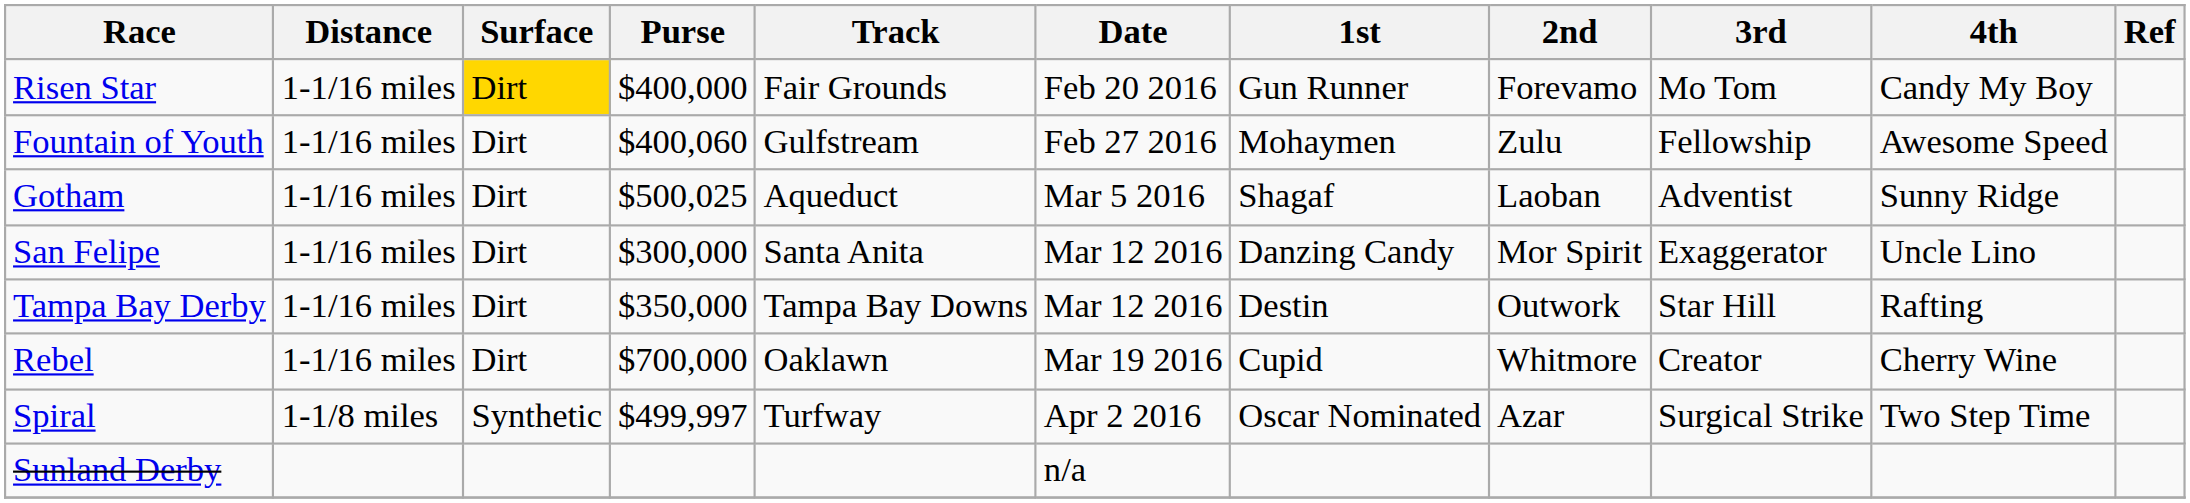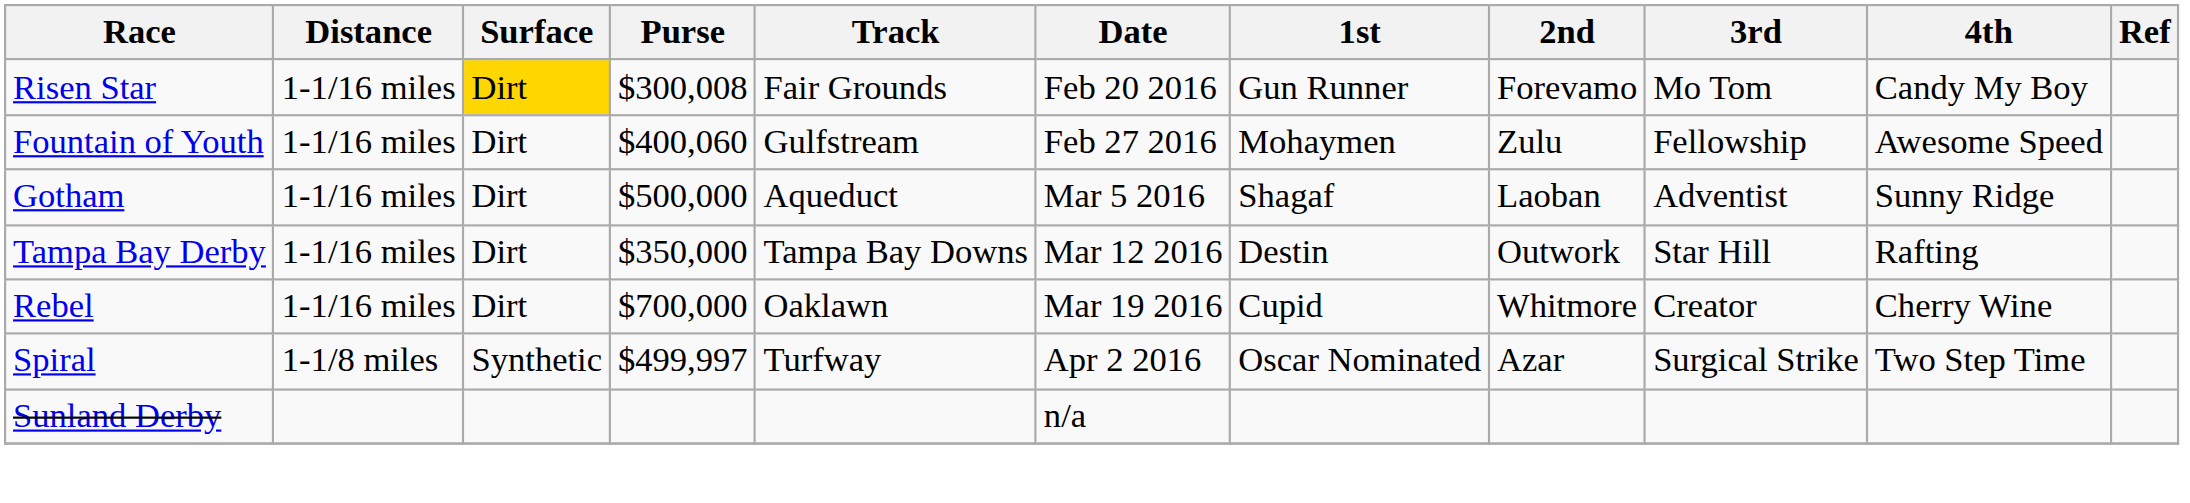(683, 86) $400,000 -> (683, 86) $300,008
(683, 196) $500,025 -> (683, 196) $500,000
- row: (86, 251)
